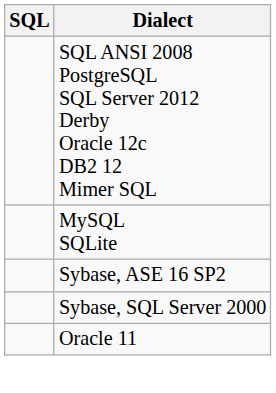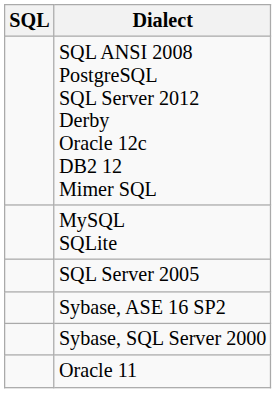+ row: (129, 275)
